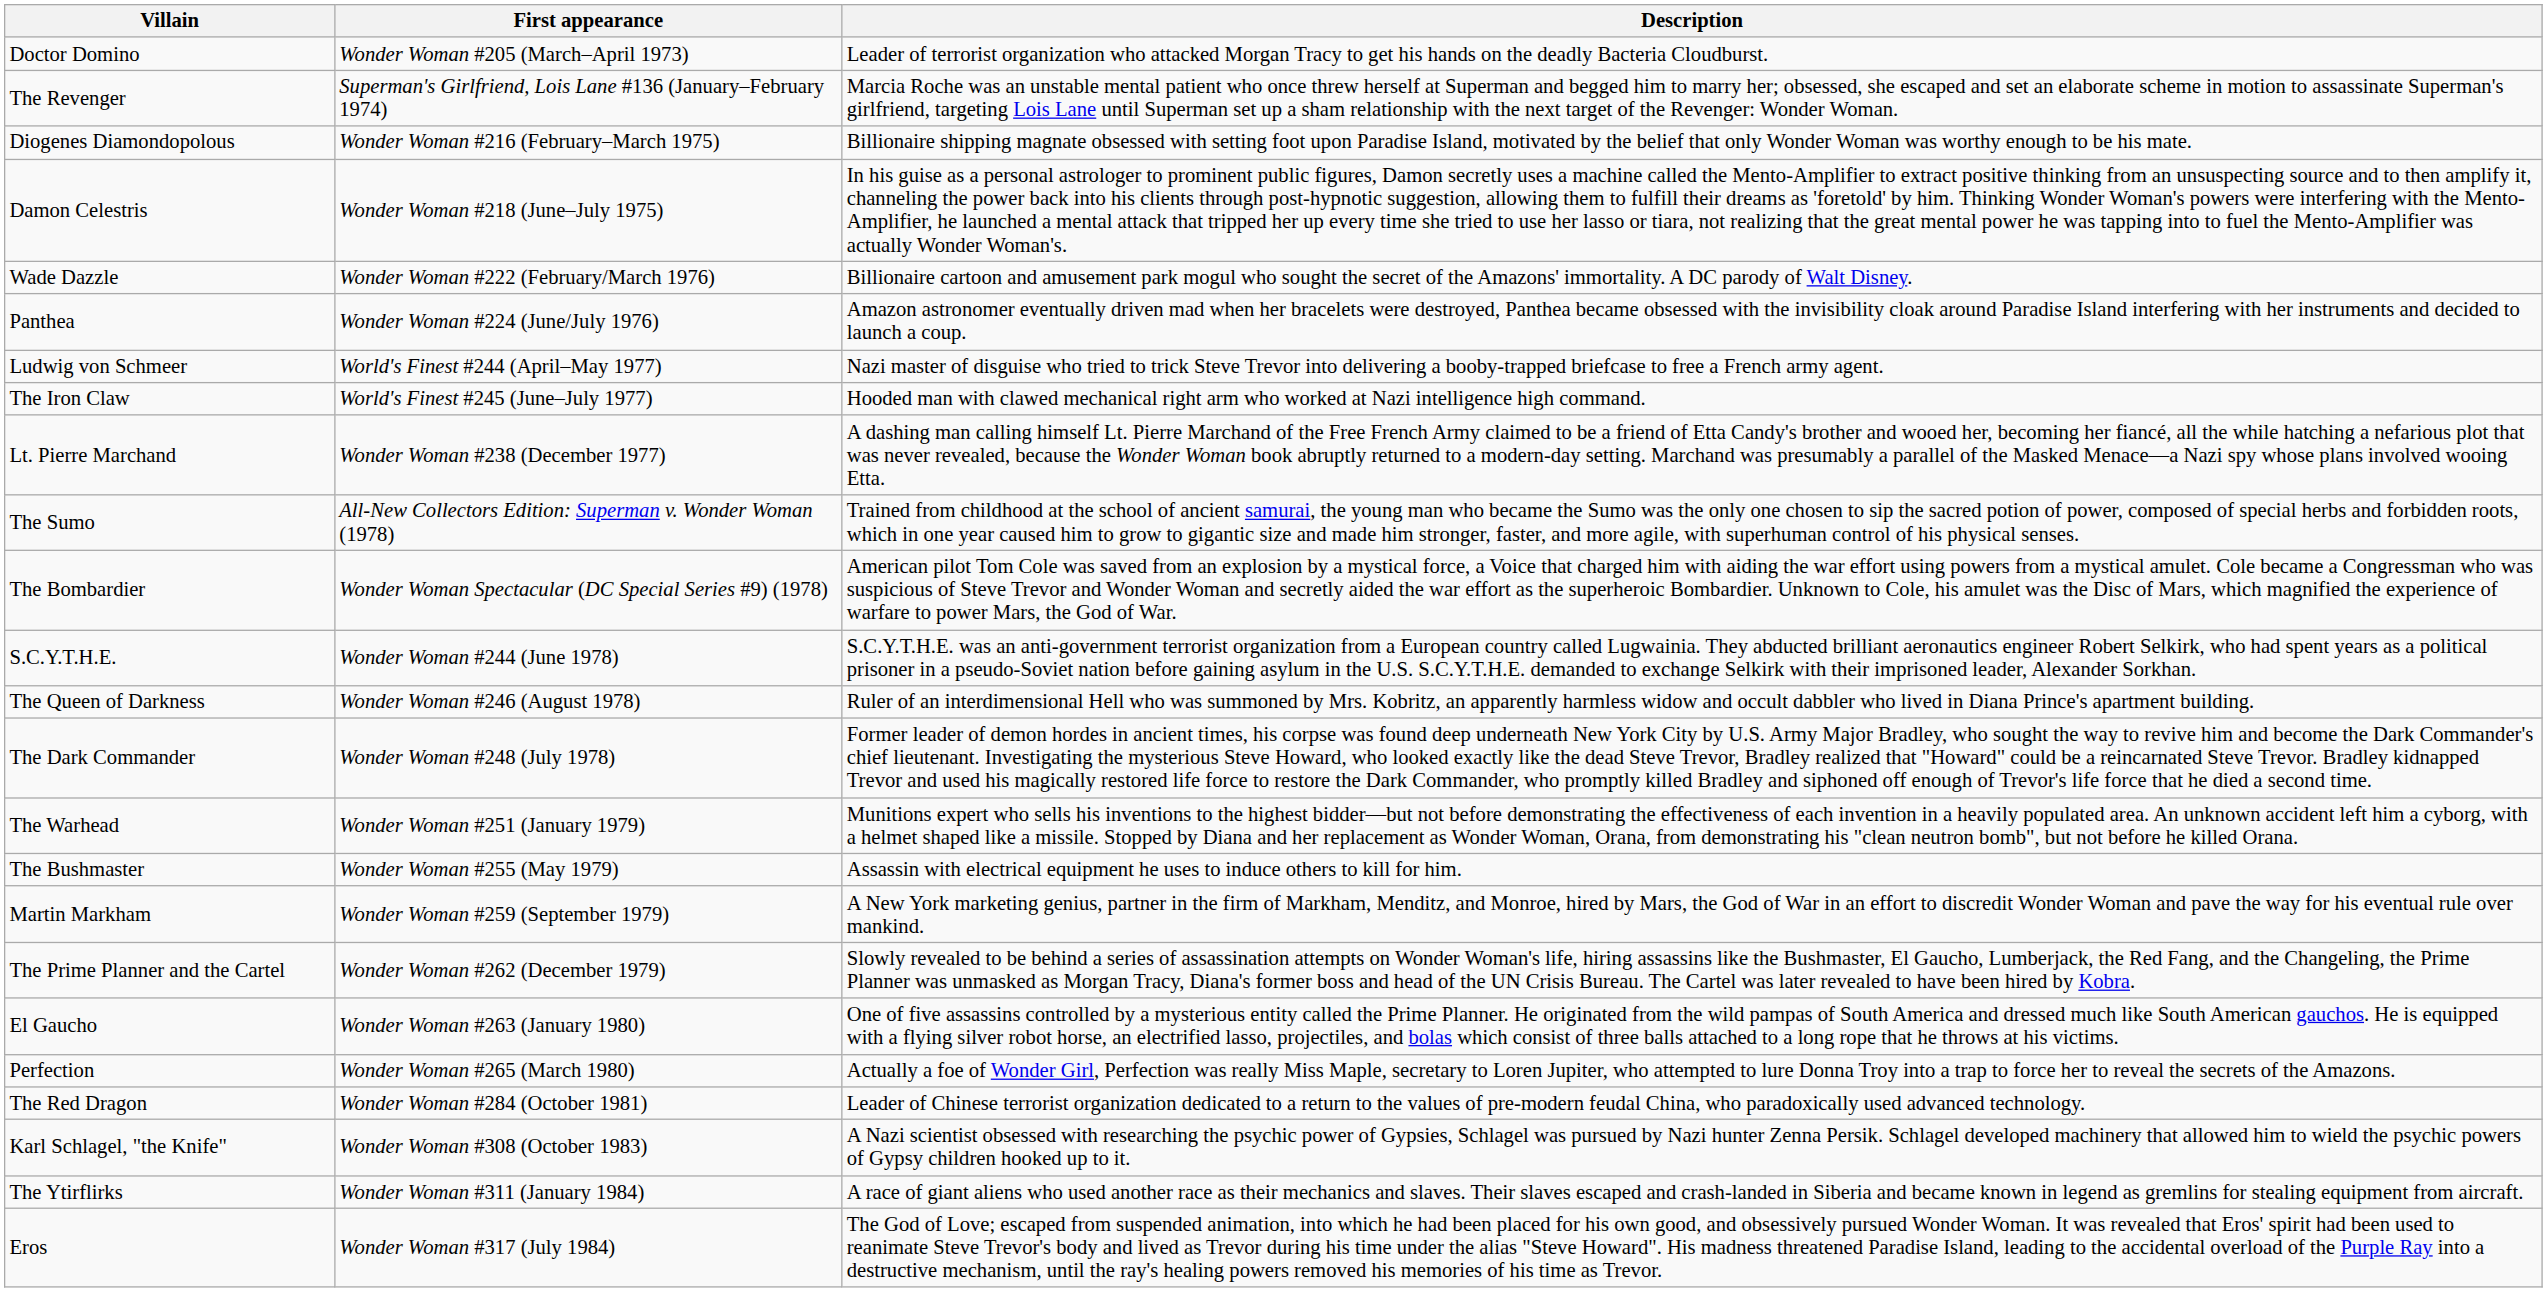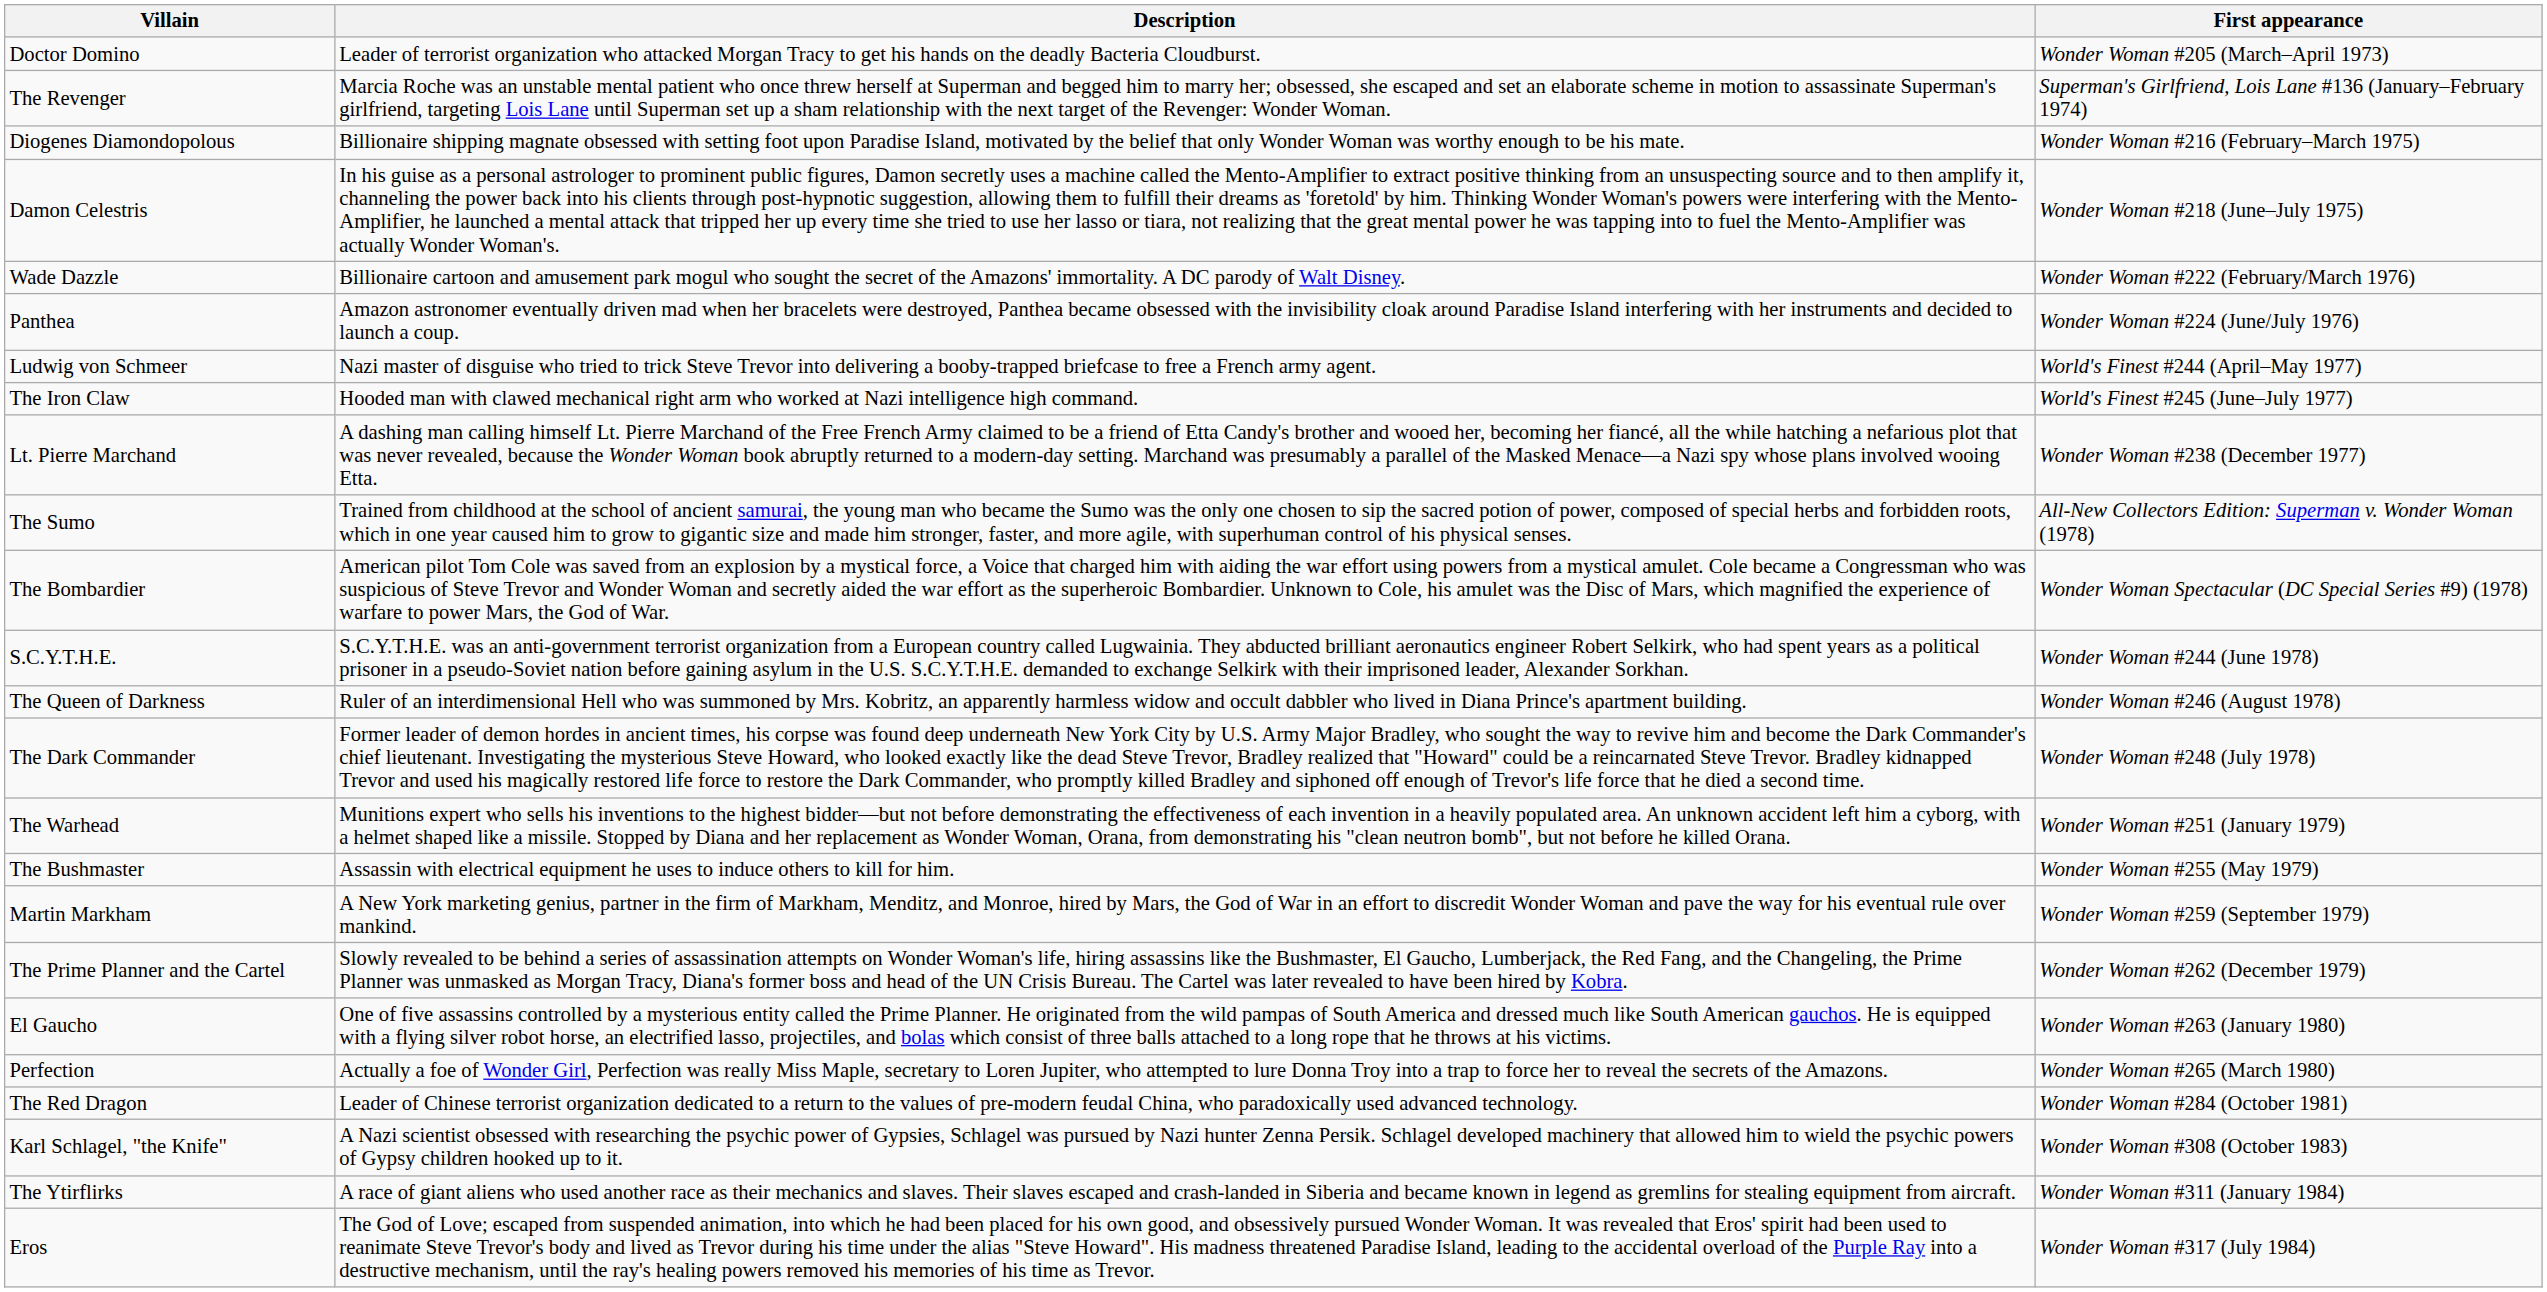columns swapped: (588, 20) <-> (1692, 20)
